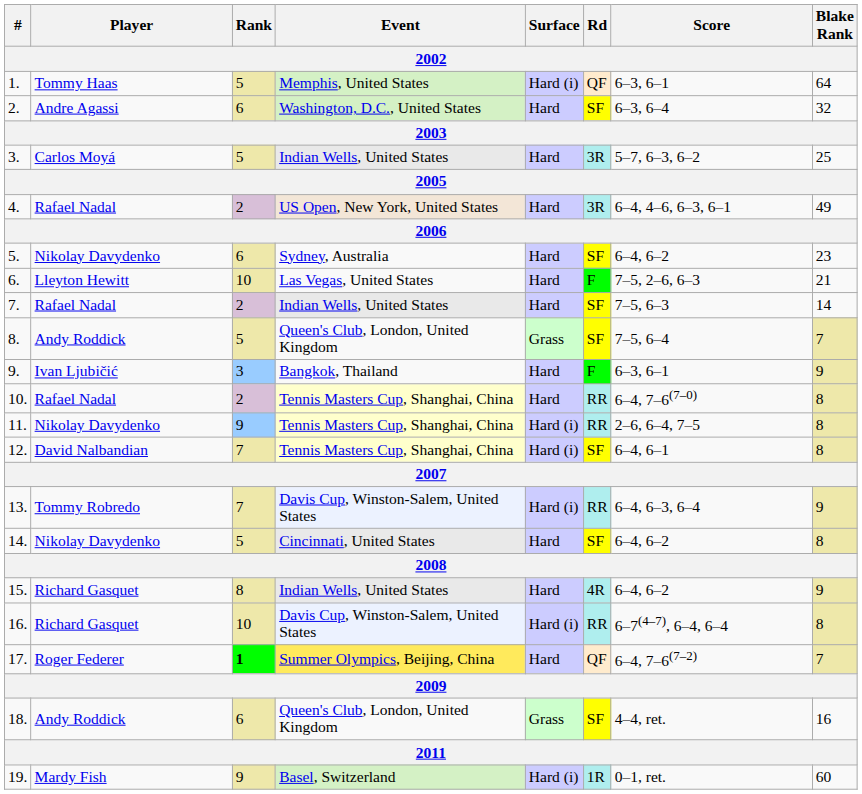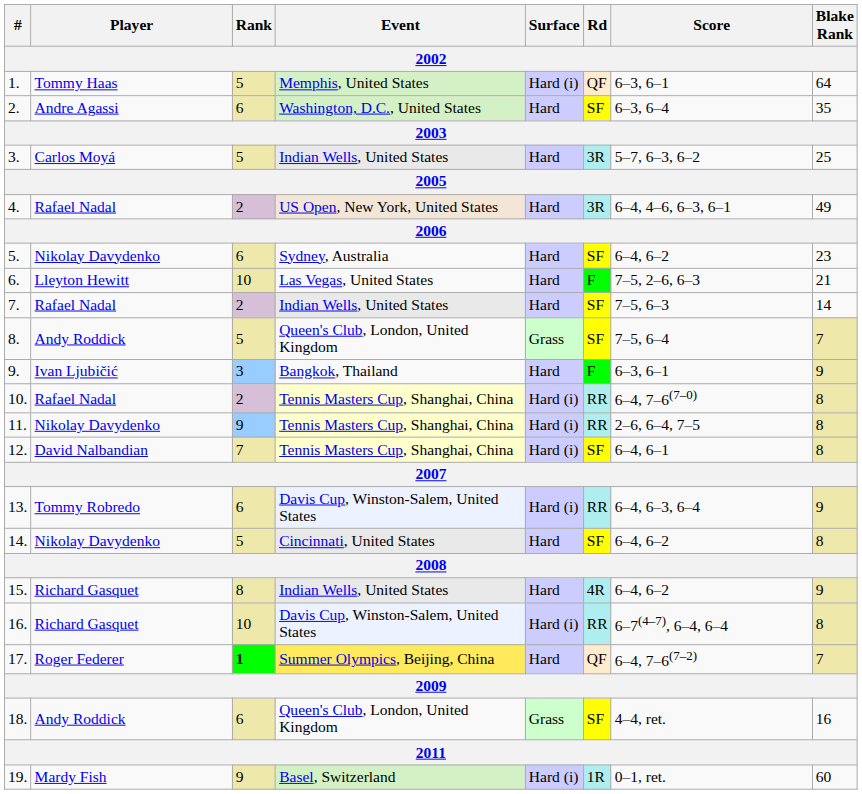(824, 108) 32 -> (824, 108) 35
(544, 398) Hard -> (554, 398) Hard (i)
(240, 507) 7 -> (240, 507) 6
